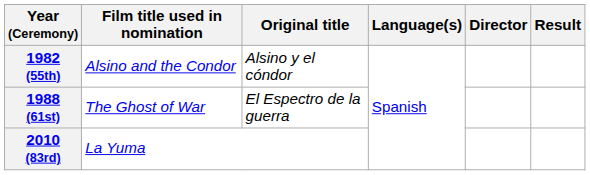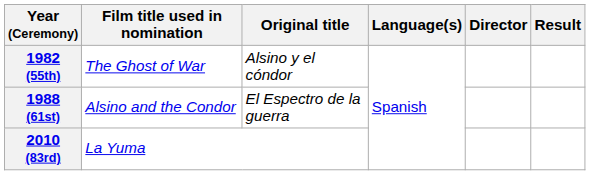(161, 66) Alsino and the Condor -> (145, 66) The Ghost of War
(145, 107) The Ghost of War -> (161, 107) Alsino and the Condor
